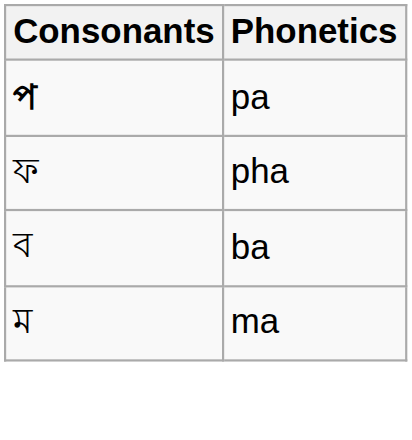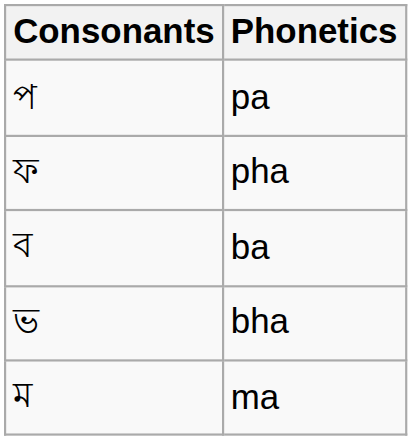(25, 96) bold -> (25, 96) normal
+ row: (260, 322)
